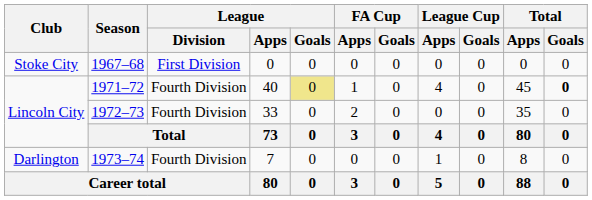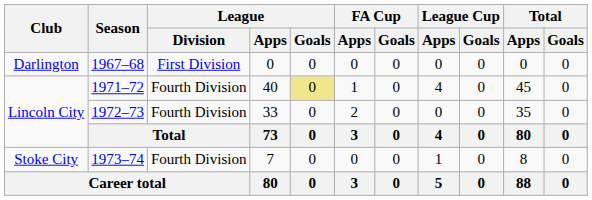(46, 64) Stoke City -> (46, 64) Darlington
(566, 87) bold -> (566, 87) normal
(46, 159) Darlington -> (46, 159) Stoke City
